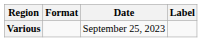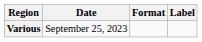columns swapped: (124, 12) <-> (62, 12)
